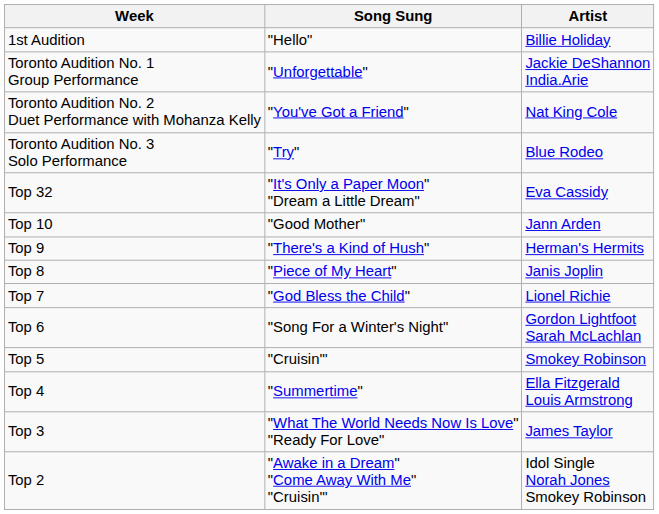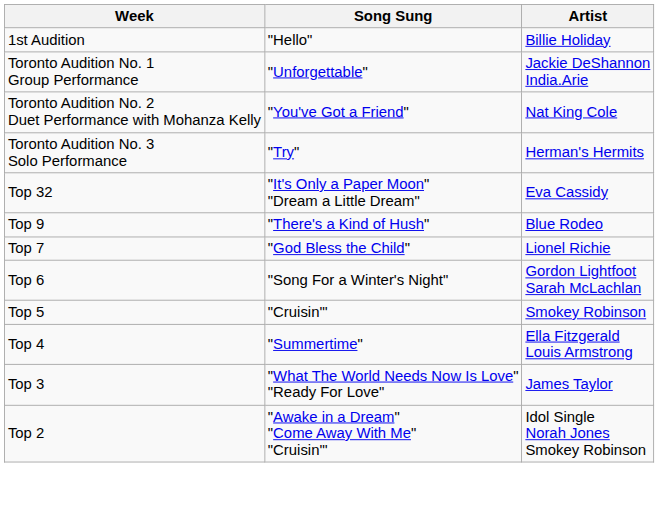(564, 152) Blue Rodeo -> (585, 152) Herman's Hermits
- row: (30, 224)
(585, 248) Herman's Hermits -> (564, 224) Blue Rodeo
- row: (26, 272)
